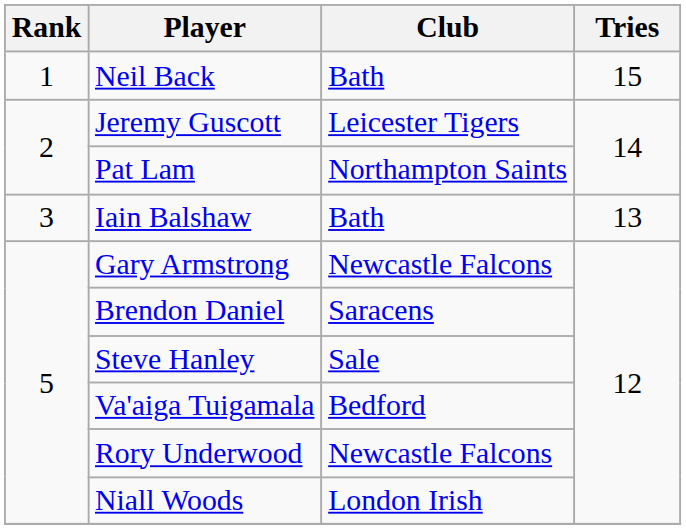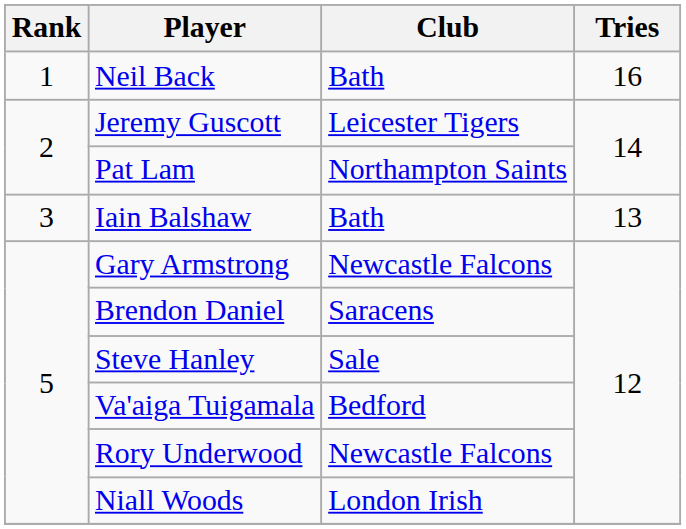(627, 75) 15 -> (627, 75) 16
